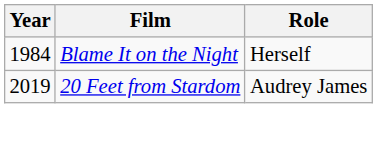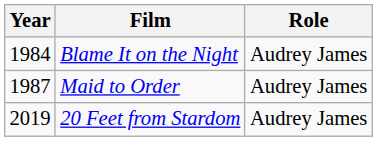(280, 53) Herself -> (309, 53) Audrey James
+ row: (120, 86)
